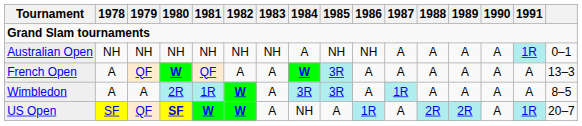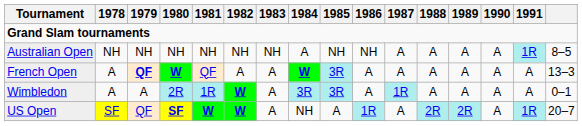(561, 52) 0–1 -> (561, 52) 8–5
(144, 71) normal -> (144, 71) bold
(561, 91) 8–5 -> (561, 91) 0–1
